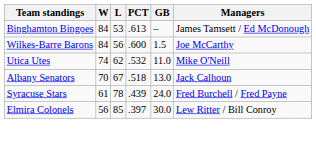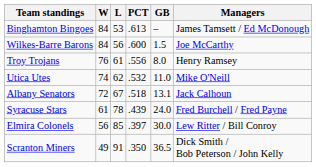+ row: (33, 61)
(103, 77) 70 -> (103, 93) 72
(162, 77) 13.0 -> (162, 93) 13.1
+ row: (41, 148)
